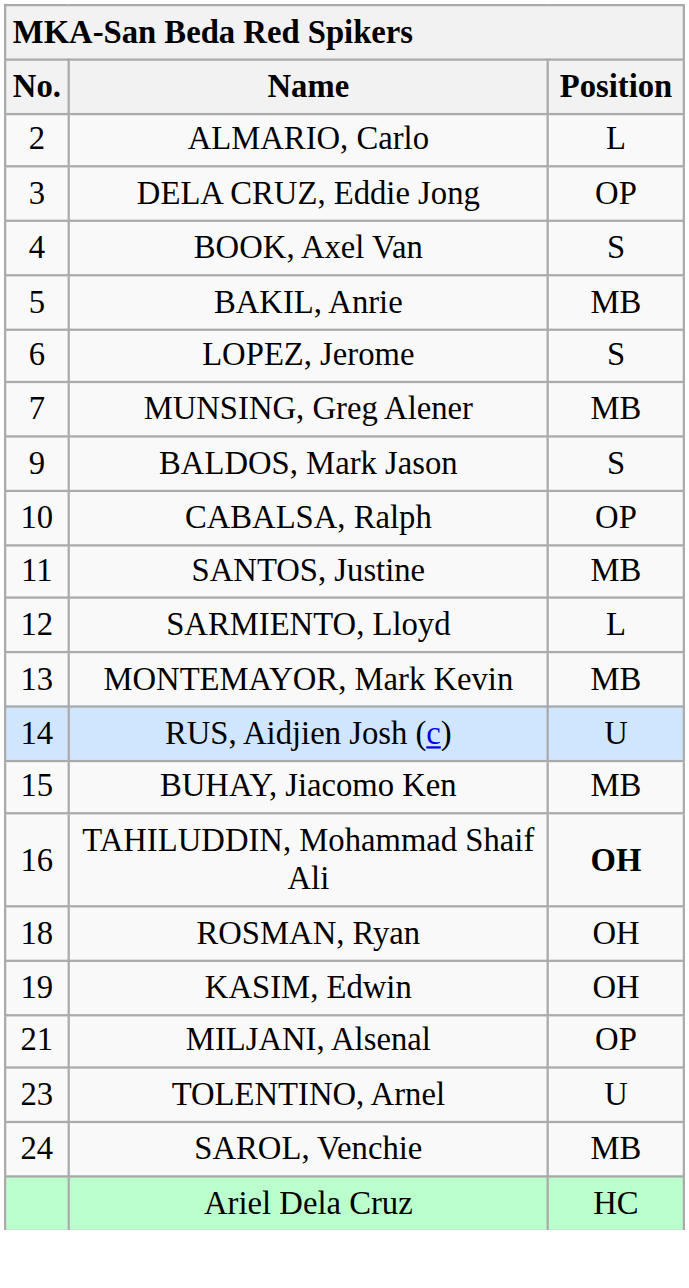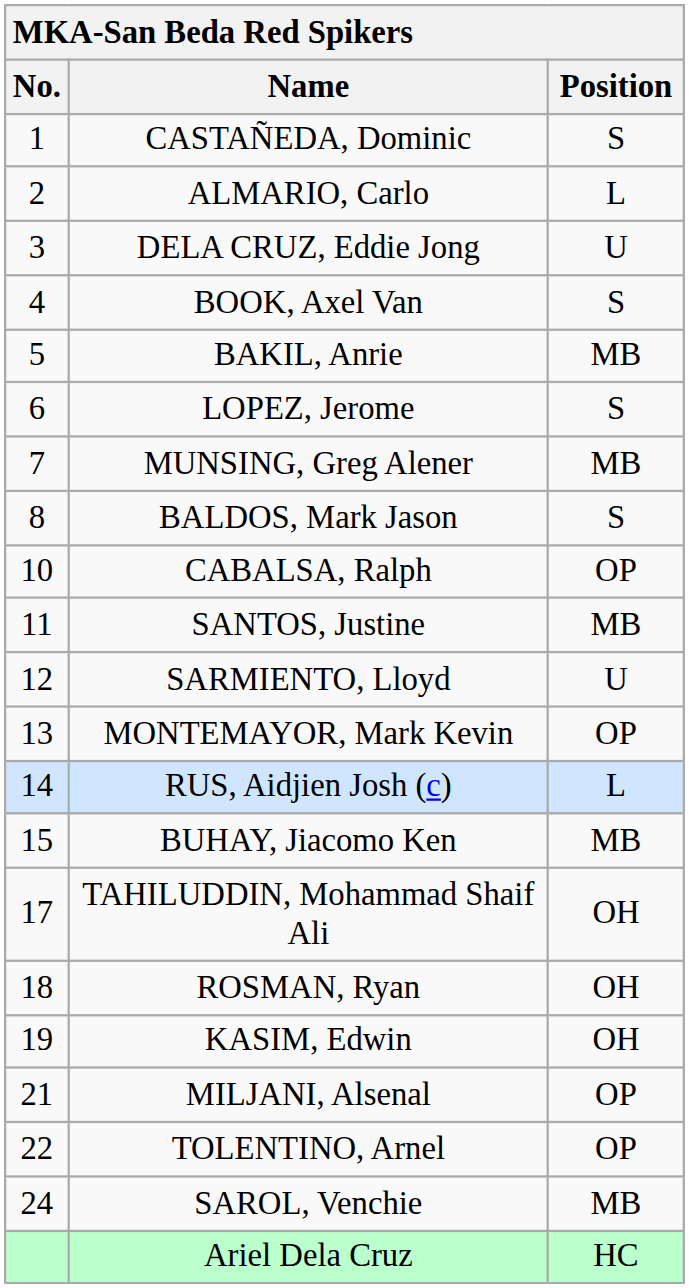+ row: (308, 139)
(616, 193) OP -> (616, 247) U
(37, 463) 9 -> (37, 517) 8
(616, 624) L -> (616, 678) U
(616, 678) MB -> (616, 732) OP
(616, 732) U -> (616, 786) L
(37, 859) 16 -> (37, 913) 17
(616, 859) bold -> (616, 913) normal
(37, 1094) 23 -> (37, 1148) 22
(616, 1094) U -> (616, 1148) OP
